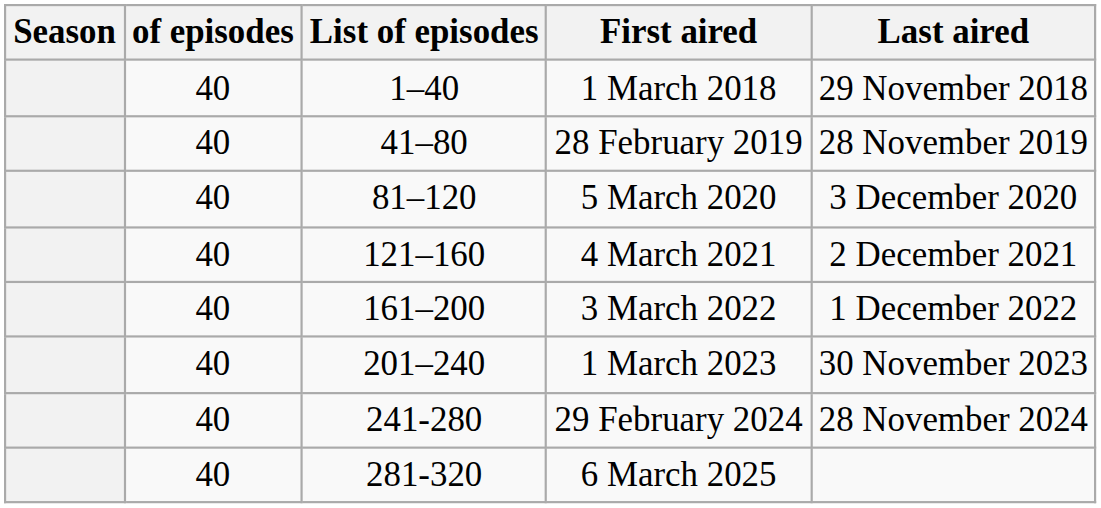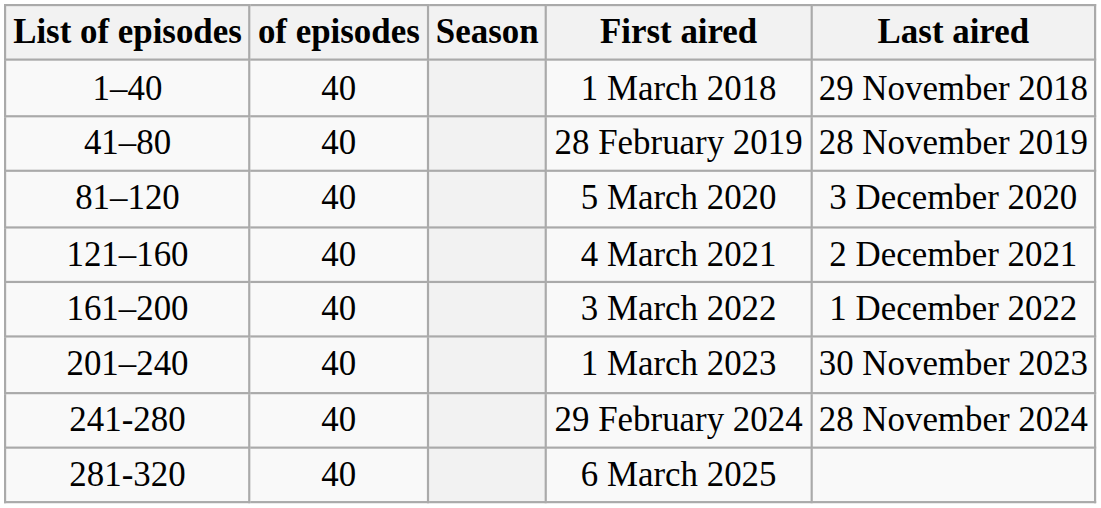columns swapped: (64, 32) <-> (424, 32)
